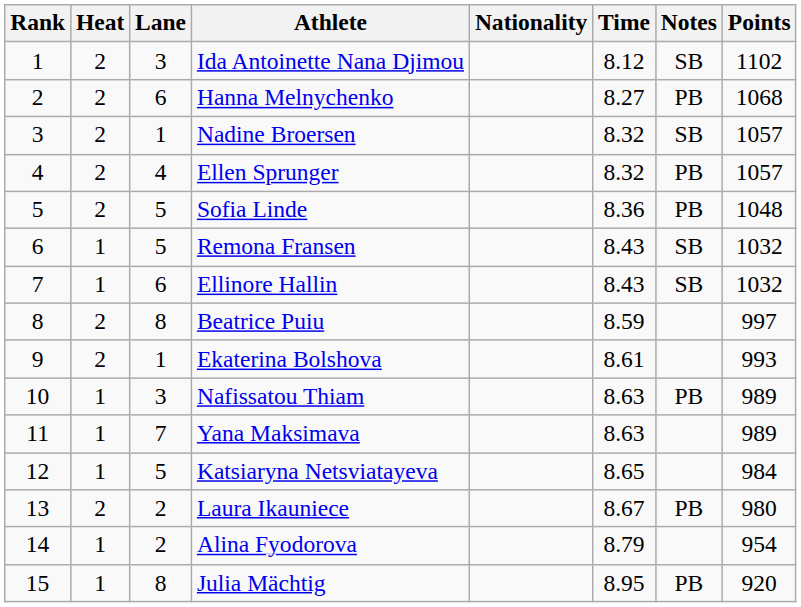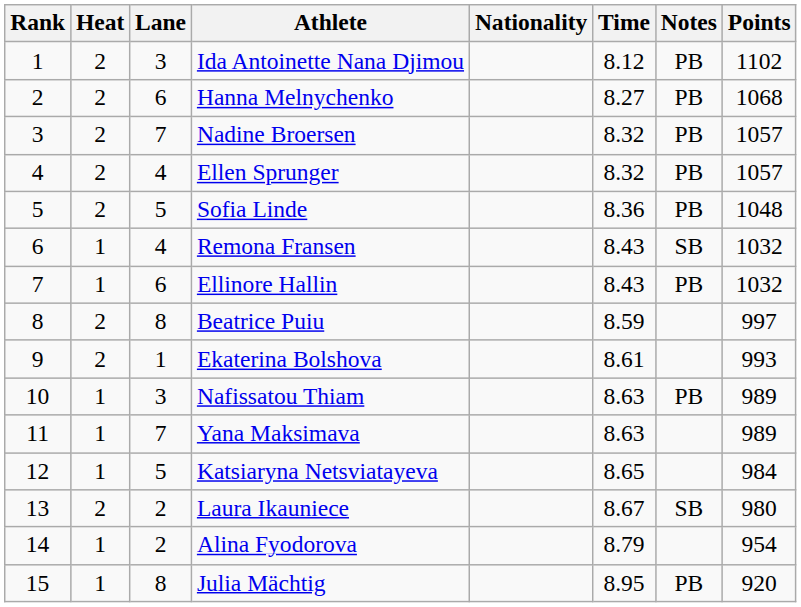(689, 60) SB -> (689, 60) PB
(161, 135) 1 -> (161, 135) 7
(689, 135) SB -> (689, 135) PB
(161, 246) 5 -> (161, 246) 4
(689, 284) SB -> (689, 284) PB
(689, 508) PB -> (689, 508) SB
